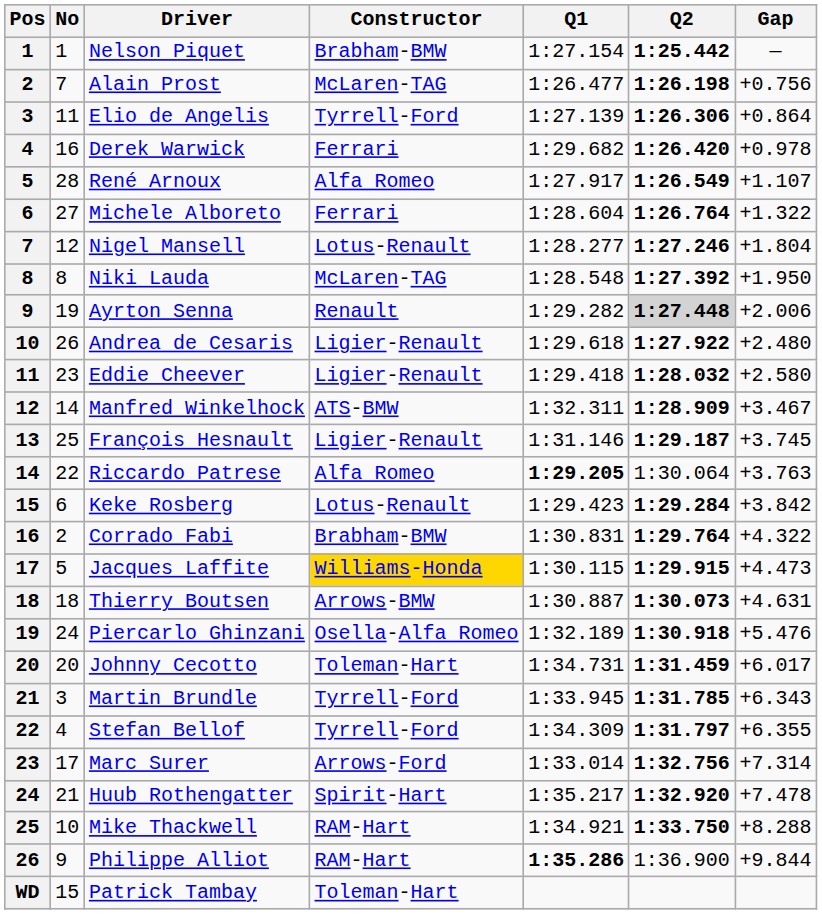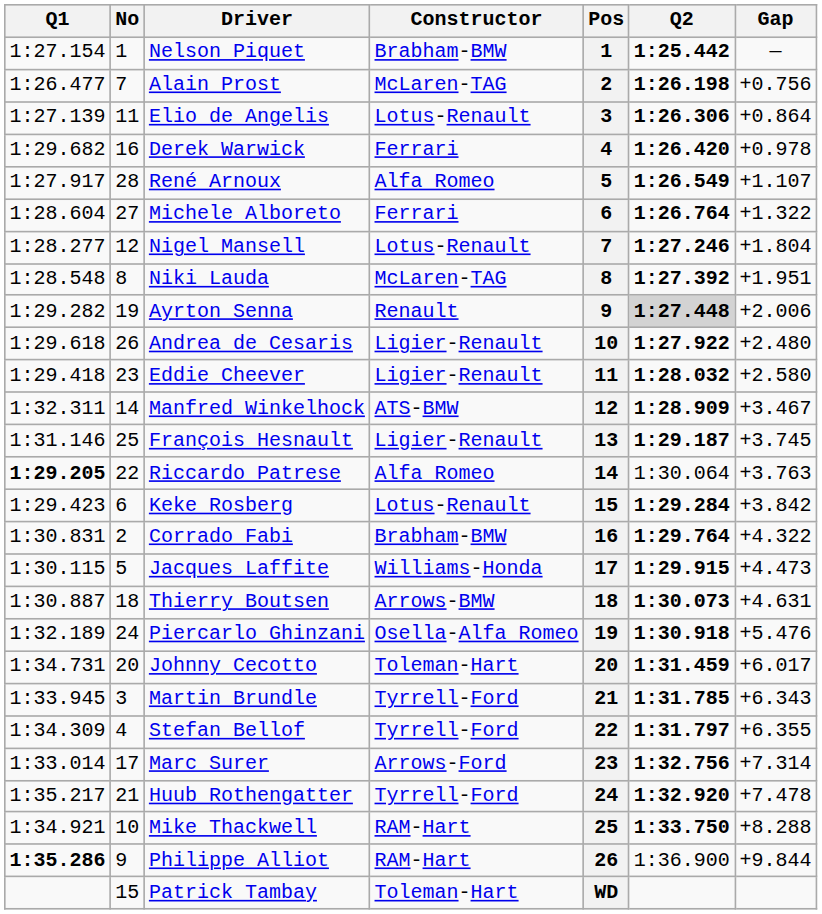columns swapped: (28, 21) <-> (576, 21)
(387, 118) Tyrrell-Ford -> (453, 118) Lotus-Renault
(775, 280) +1.950 -> (775, 280) +1.951
(399, 570) gold background -> (459, 570) no background
(381, 796) Spirit-Hart -> (447, 796) Tyrrell-Ford
